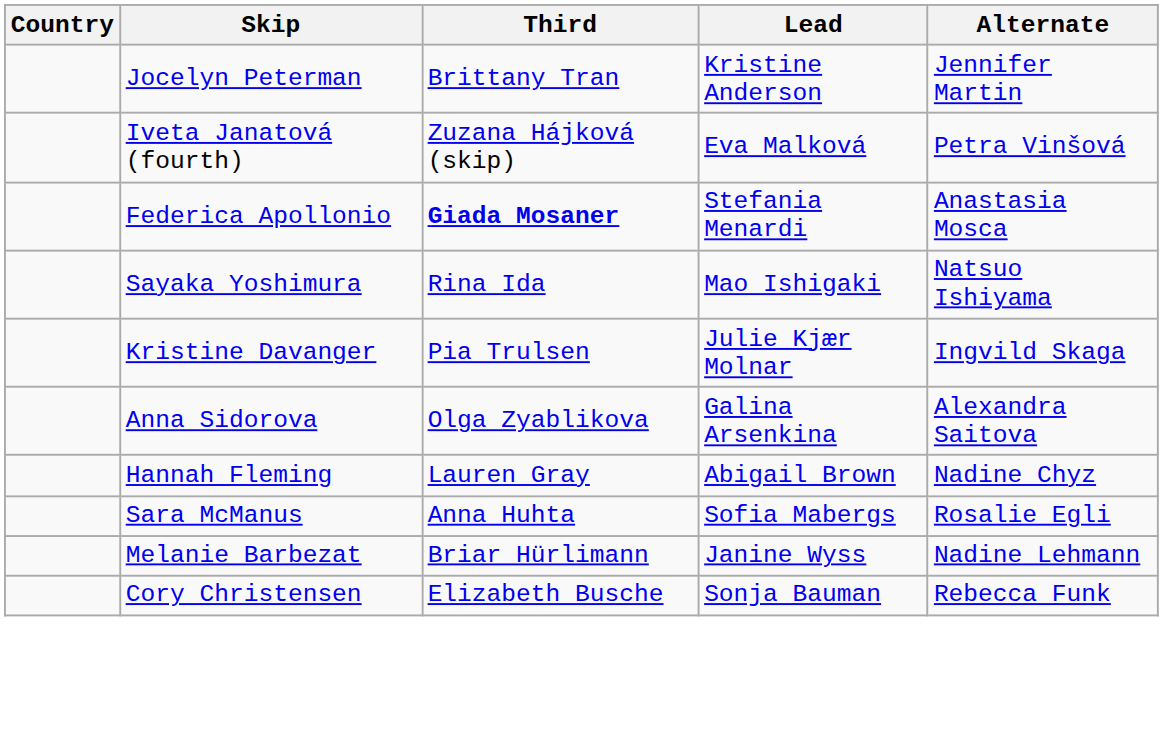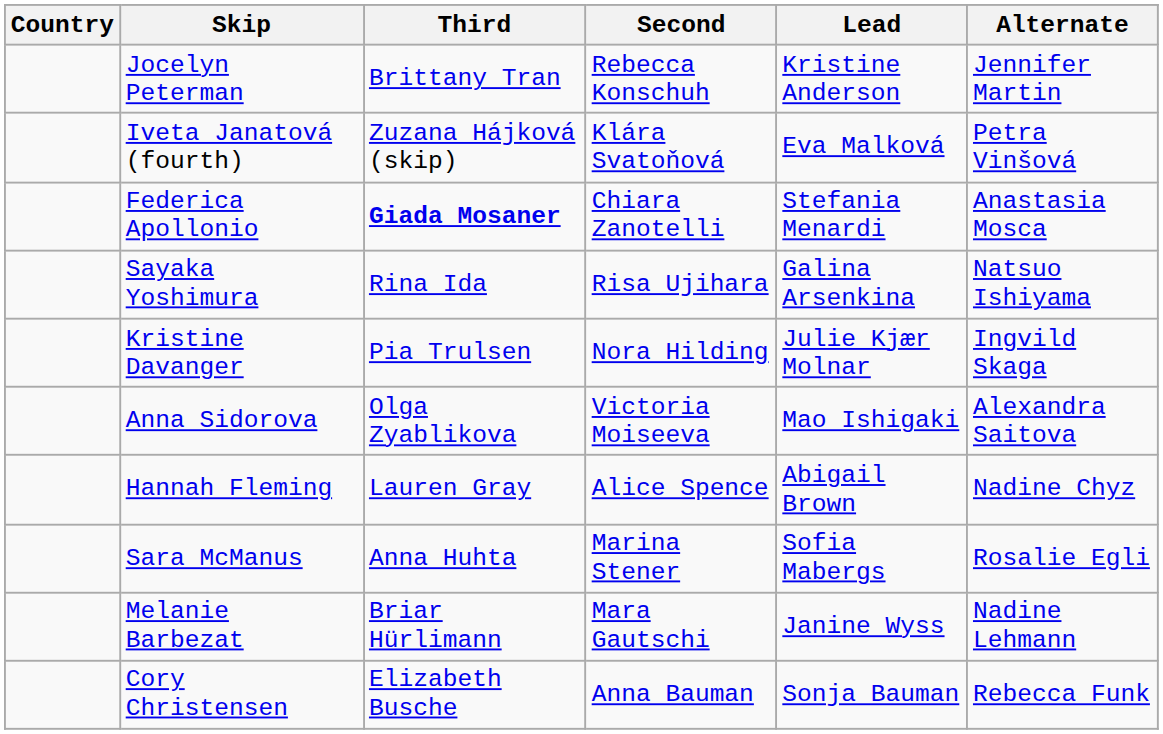+ column: (681, 25)
(793, 284) Mao Ishigaki -> (849, 284) Galina Arsenkina
(770, 421) Galina Arsenkina -> (871, 421) Mao Ishigaki
